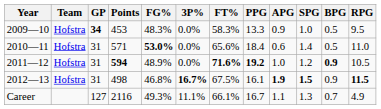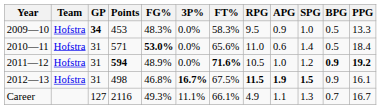columns swapped: (362, 12) <-> (256, 12)
